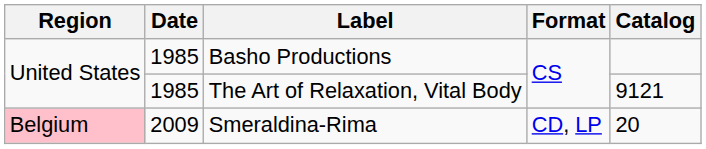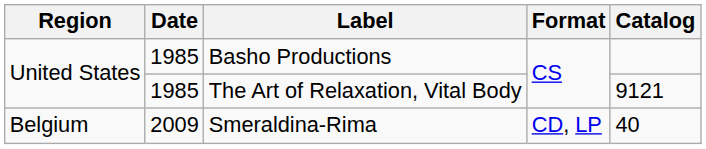(49, 125) pink background -> (49, 125) no background
(628, 125) 20 -> (628, 125) 40
